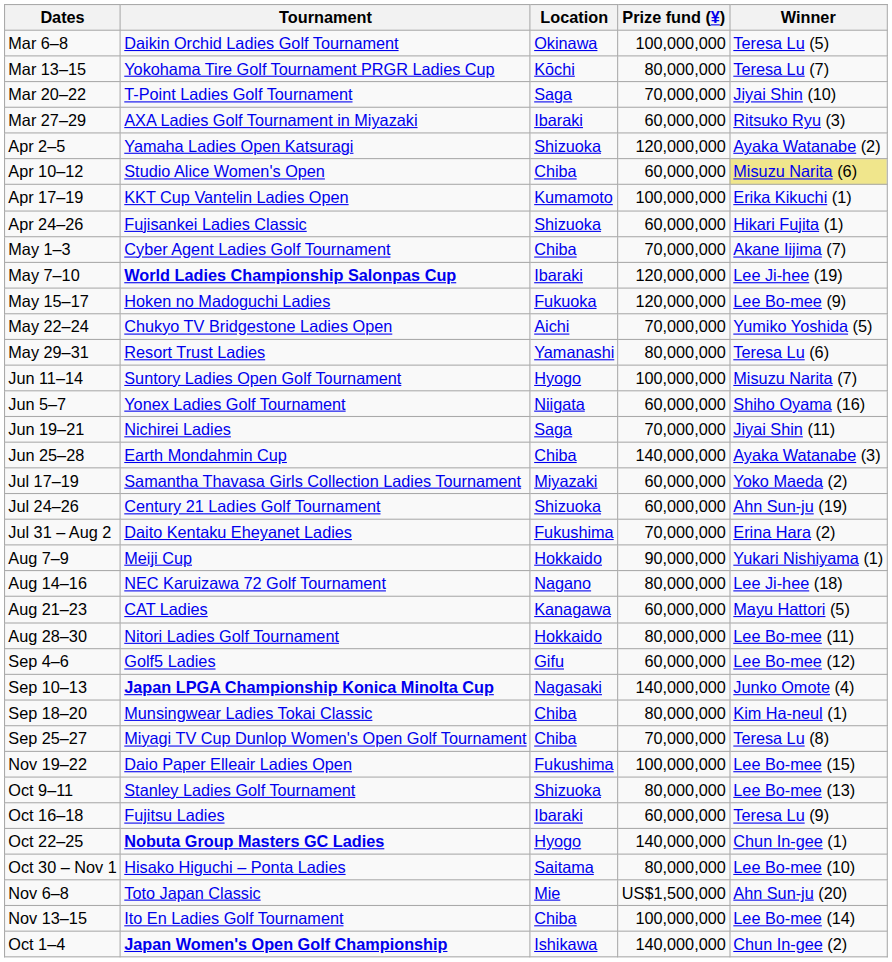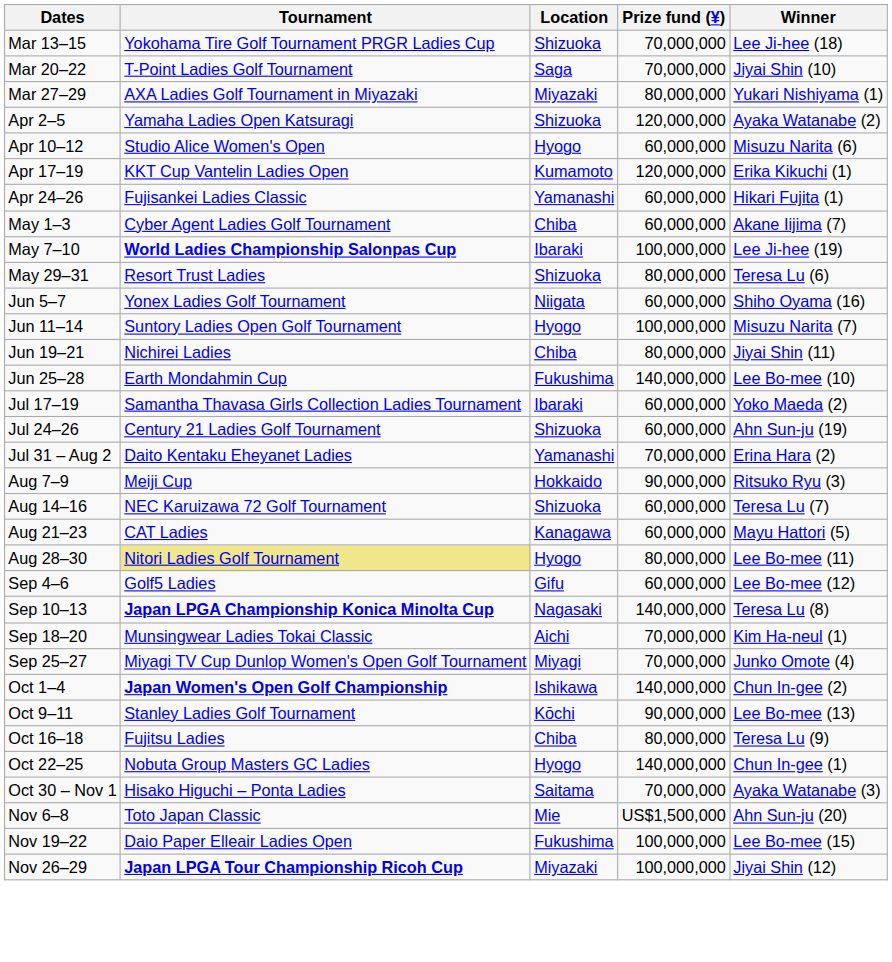- row: (38, 43)
(555, 69) Kōchi -> (568, 43) Shizuoka
(685, 69) 80,000,000 -> (685, 43) 70,000,000
(781, 69) Teresa Lu (7) -> (788, 43) Lee Ji-hee (18)
(559, 121) Ibaraki -> (566, 95) Miyazaki
(685, 121) 60,000,000 -> (685, 95) 80,000,000
(789, 121) Ritsuko Ryu (3) -> (808, 95) Yukari Nishiyama (1)
(555, 172) Chiba -> (558, 146) Hyogo
(795, 172) khaki background -> (795, 146) no background
(681, 198) 100,000,000 -> (681, 172) 120,000,000
(568, 224) Shizuoka -> (574, 198) Yamanashi
(685, 249) 70,000,000 -> (685, 224) 60,000,000
(681, 275) 120,000,000 -> (681, 249) 100,000,000
- row: (49, 301)
- row: (49, 327)
(574, 352) Yamanashi -> (568, 275) Shizuoka
rows swapped: (37, 404) <-> (46, 378)
(553, 430) Saga -> (555, 352) Chiba
(685, 430) 70,000,000 -> (685, 352) 80,000,000
(555, 455) Chiba -> (574, 378) Fukushima
(807, 455) Ayaka Watanabe (3) -> (794, 378) Lee Bo-mee (10)
(566, 481) Miyazaki -> (559, 404) Ibaraki
(574, 533) Fukushima -> (574, 455) Yamanashi
(808, 558) Yukari Nishiyama (1) -> (789, 481) Ritsuko Ryu (3)
(563, 584) Nagano -> (568, 507) Shizuoka
(685, 584) 80,000,000 -> (685, 507) 60,000,000
(788, 584) Lee Ji-hee (18) -> (781, 507) Teresa Lu (7)
(232, 636) no background -> (232, 558) khaki background
(568, 636) Hokkaido -> (558, 558) Hyogo
(794, 687) Junko Omote (4) -> (781, 610) Teresa Lu (8)
(555, 713) Chiba -> (552, 636) Aichi
(685, 713) 80,000,000 -> (685, 636) 70,000,000
(555, 739) Chiba -> (558, 661) Miyagi
(781, 739) Teresa Lu (8) -> (794, 661) Junko Omote (4)
rows swapped: (37, 944) <-> (48, 764)
(568, 790) Shizuoka -> (555, 713) Kōchi
(685, 790) 80,000,000 -> (685, 713) 90,000,000
(559, 816) Ibaraki -> (555, 739) Chiba
(685, 816) 60,000,000 -> (685, 739) 80,000,000
(254, 841) bold -> (247, 764) normal
(685, 867) 80,000,000 -> (685, 790) 70,000,000
(794, 867) Lee Bo-mee (10) -> (807, 790) Ayaka Watanabe (3)
- row: (48, 919)
+ row: (48, 867)
